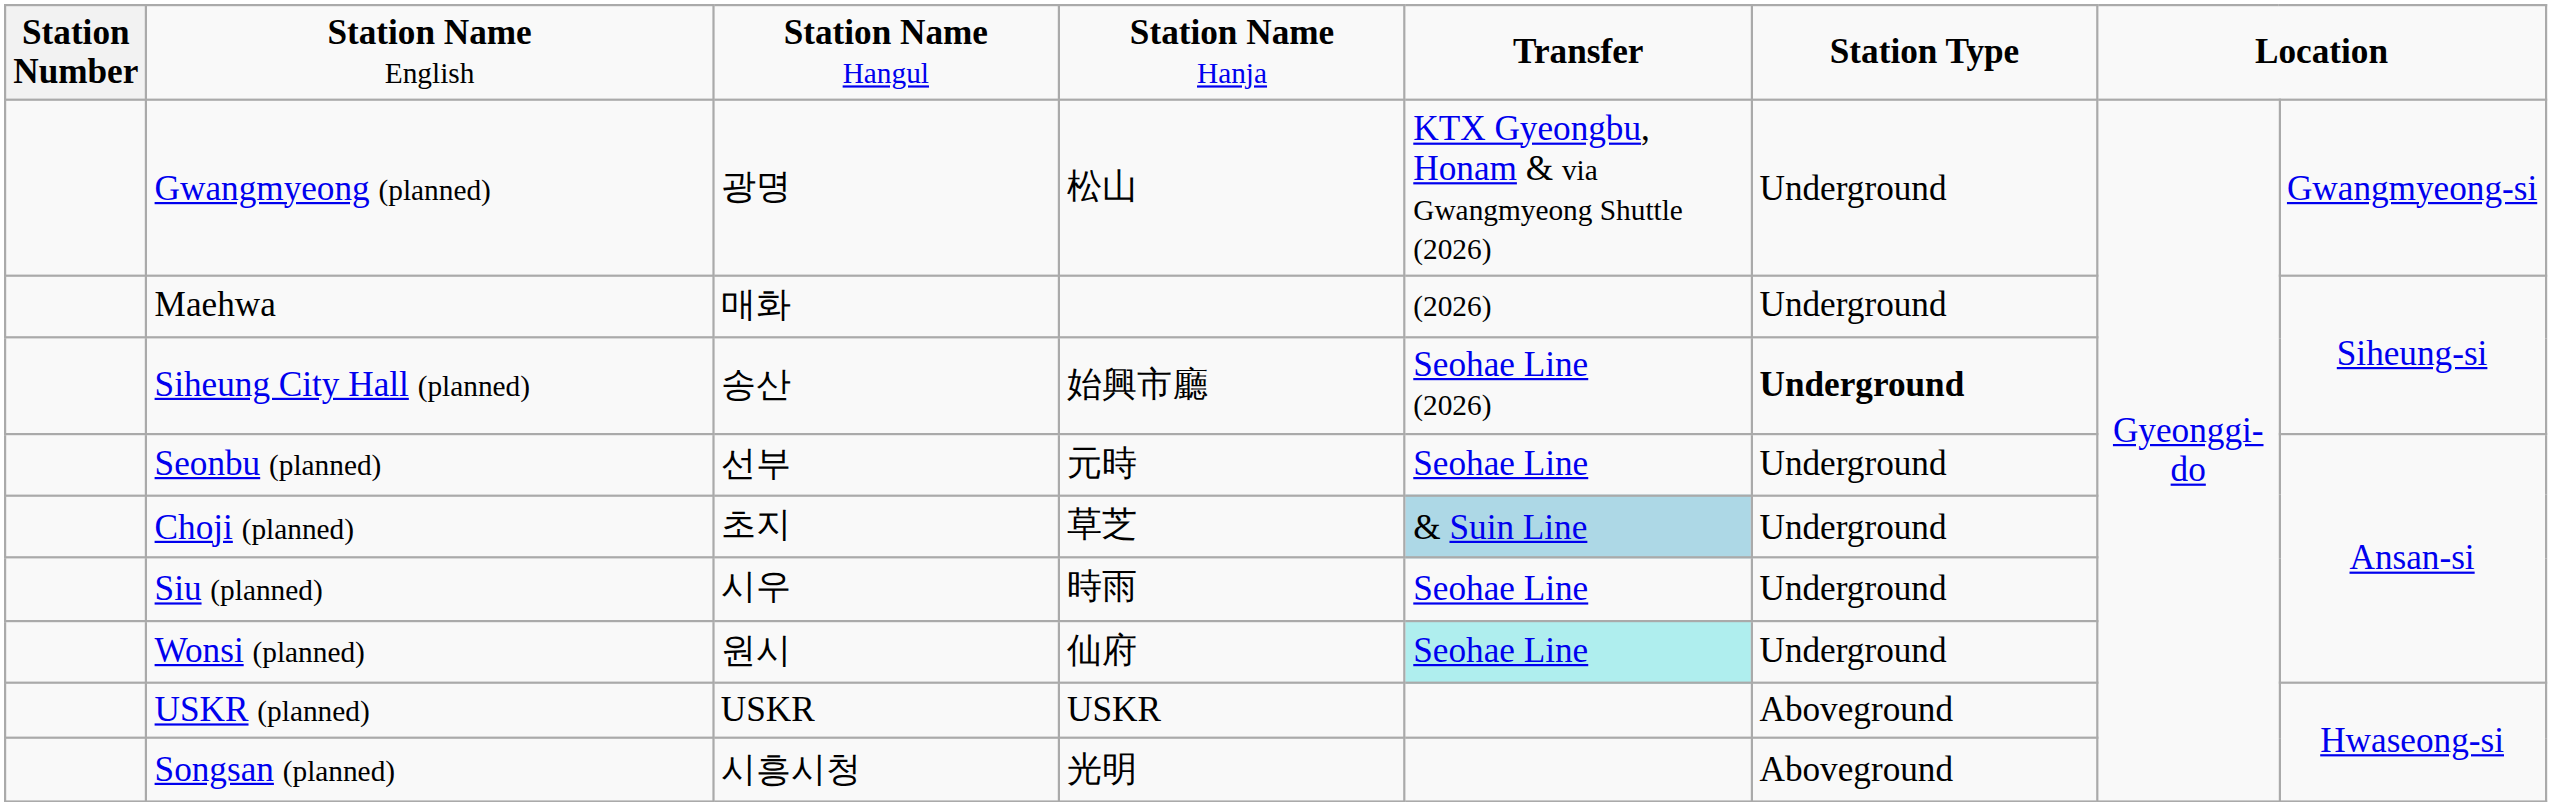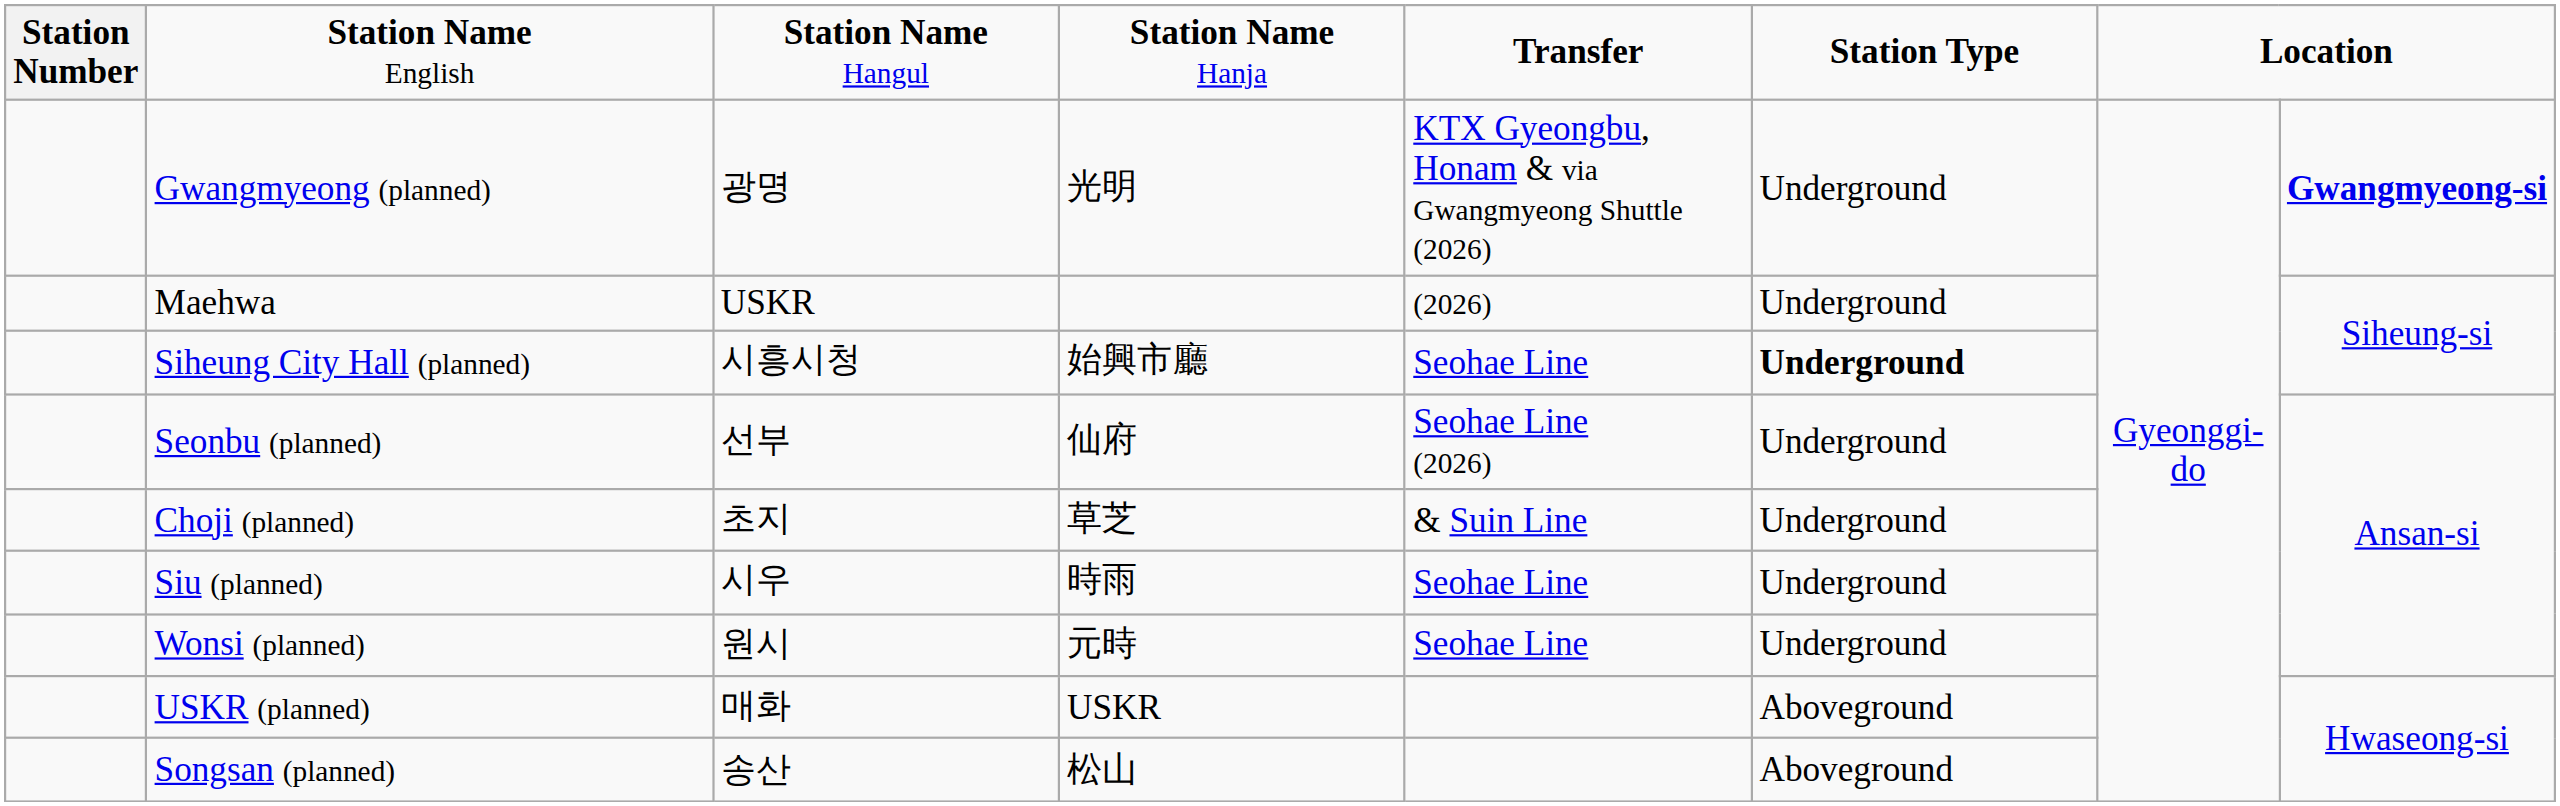(1102, 186) 松山 -> (1102, 186) 光明
(2412, 187) normal -> (2417, 187) bold
(756, 304) 매화 -> (768, 302) USKR
(756, 383) 송산 -> (791, 360) 시흥시청
(1501, 384) Seohae Line (2026) -> (1501, 361) Seohae Line
(1102, 462) 元時 -> (1102, 439) 仙府
(1501, 463) Seohae Line -> (1501, 440) Seohae Line (2026)
(1500, 526) lightblue background -> (1500, 519) no background
(1102, 649) 仙府 -> (1102, 643) 元時
(1501, 650) paleturquoise background -> (1501, 644) no background
(768, 710) USKR -> (756, 705) 매화
(791, 768) 시흥시청 -> (756, 768) 송산
(1102, 768) 光明 -> (1102, 768) 松山
